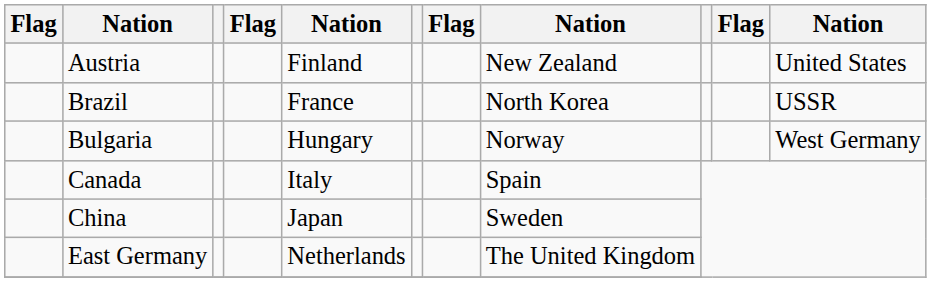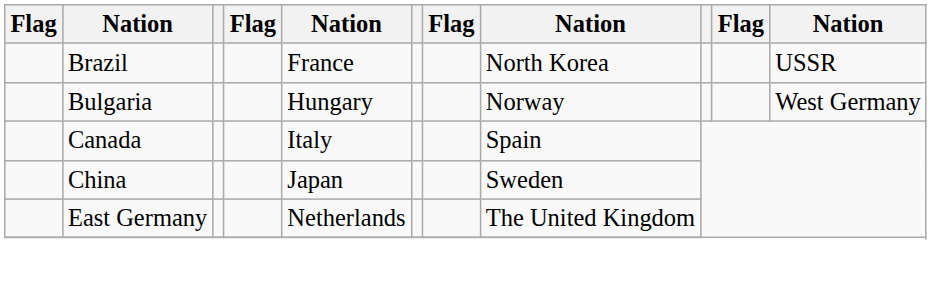- row: (104, 62)
